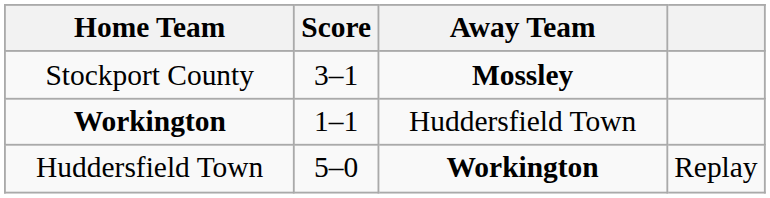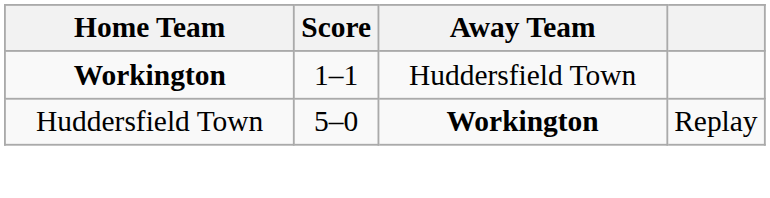- row: (150, 74)
